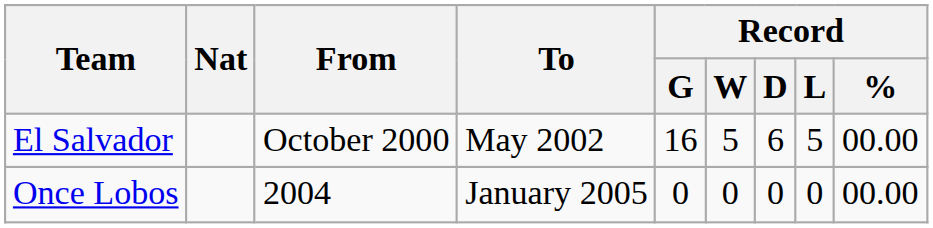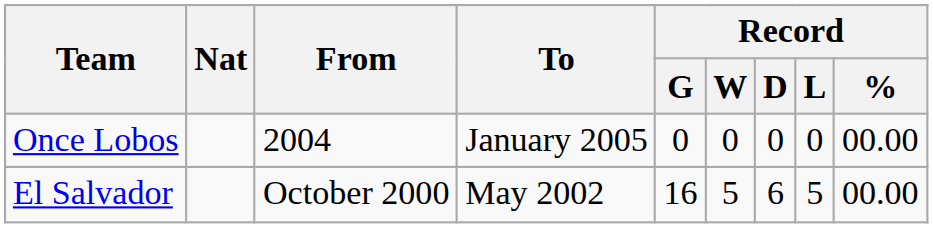rows swapped: (96, 193) <-> (93, 139)
